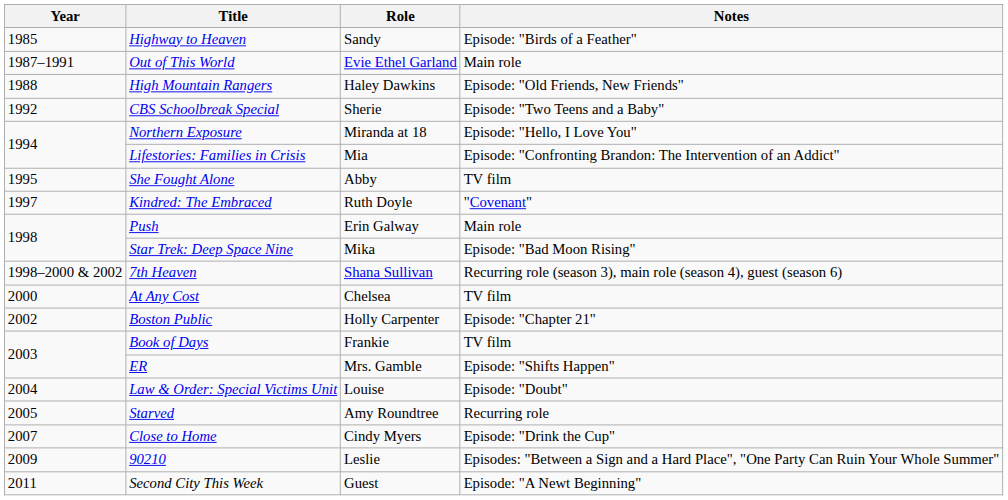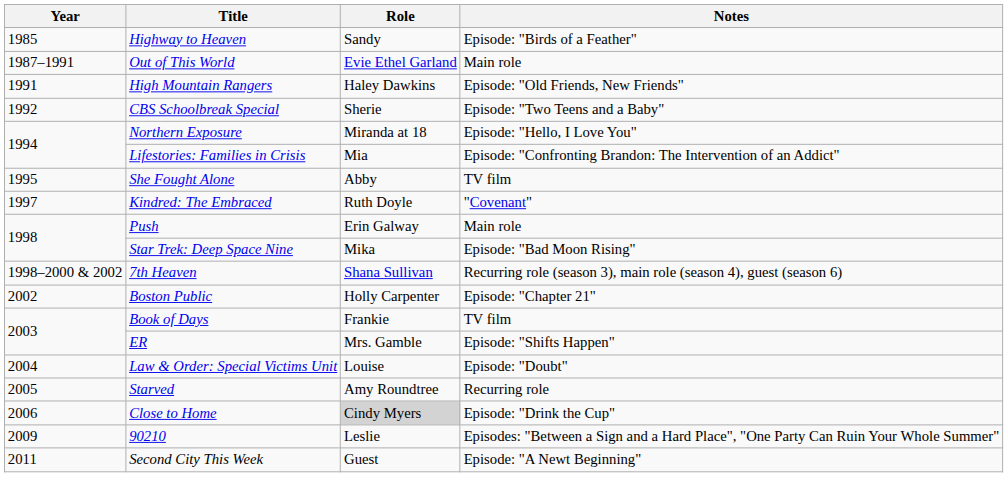(23, 86) 1988 -> (23, 86) 1991
- row: (164, 296)
(23, 436) 2007 -> (23, 413) 2006
(383, 436) no background -> (383, 413) lightgrey background
